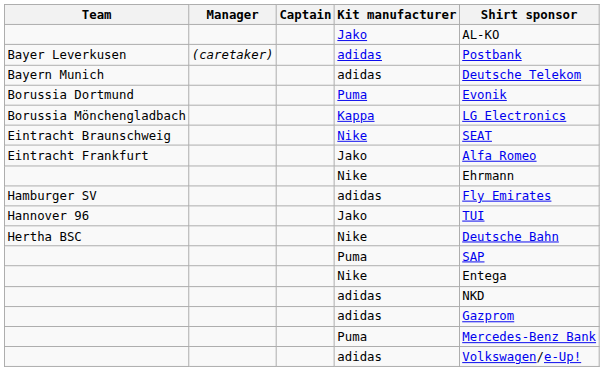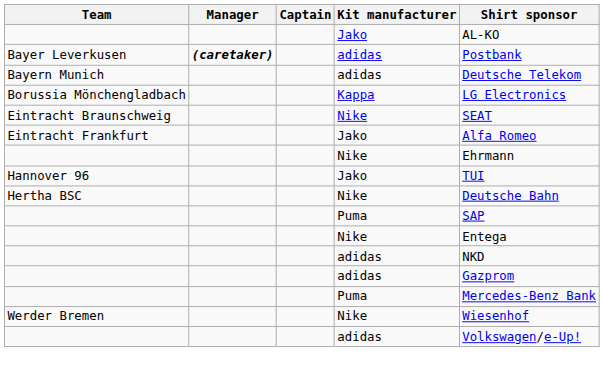(233, 55) normal -> (233, 55) bold
- row: (71, 95)
- row: (52, 196)
+ row: (56, 316)
